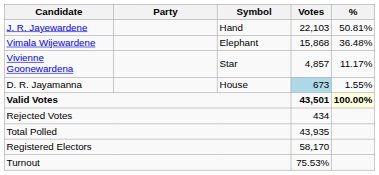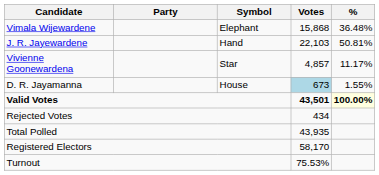rows swapped: (47, 27) <-> (51, 43)
